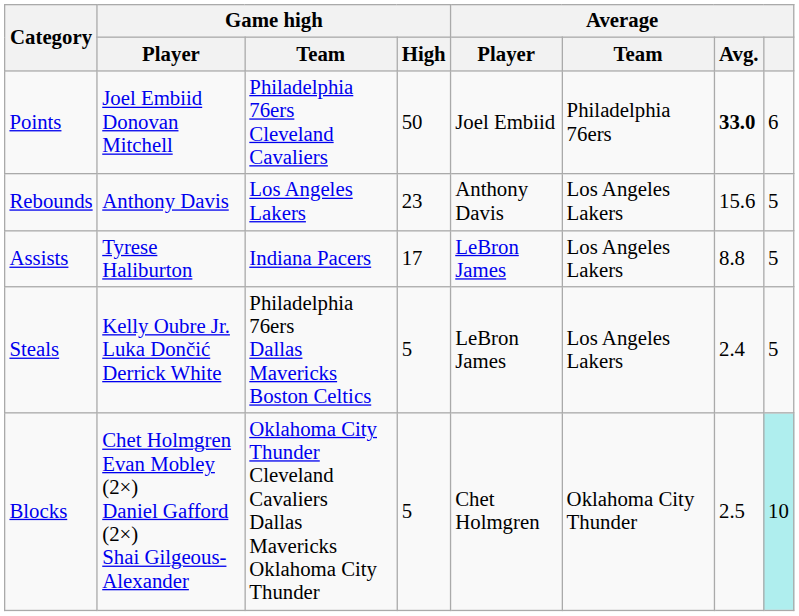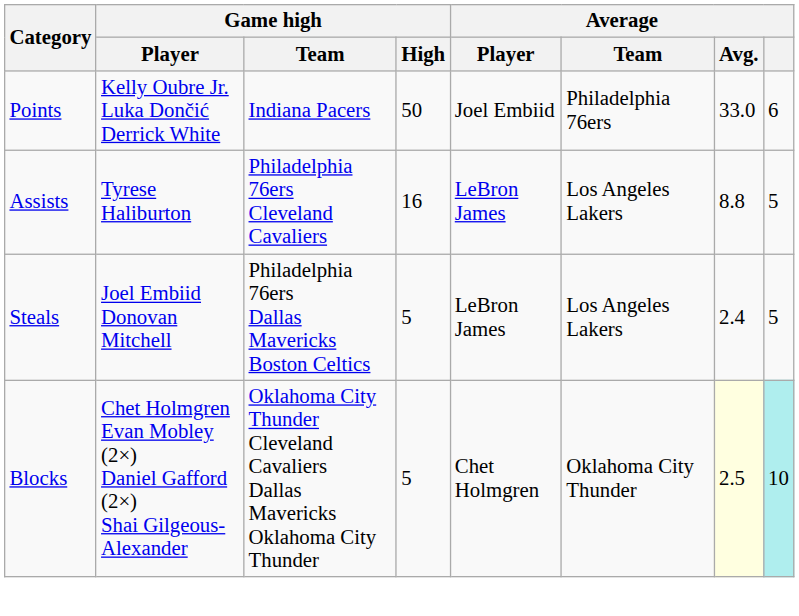(152, 122) Joel Embiid Donovan Mitchell -> (165, 110) Kelly Oubre Jr. Luka Dončić Derrick White
(301, 122) Philadelphia 76ers Cleveland Cavaliers -> (309, 110) Indiana Pacers
(737, 122) bold -> (737, 110) normal
- row: (51, 201)
(310, 258) Indiana Pacers -> (301, 201) Philadelphia 76ers Cleveland Cavaliers
(412, 258) 17 -> (412, 201) 16
(166, 349) Kelly Oubre Jr. Luka Dončić Derrick White -> (151, 316) Joel Embiid Donovan Mitchell
(732, 511) no background -> (732, 478) lightyellow background
